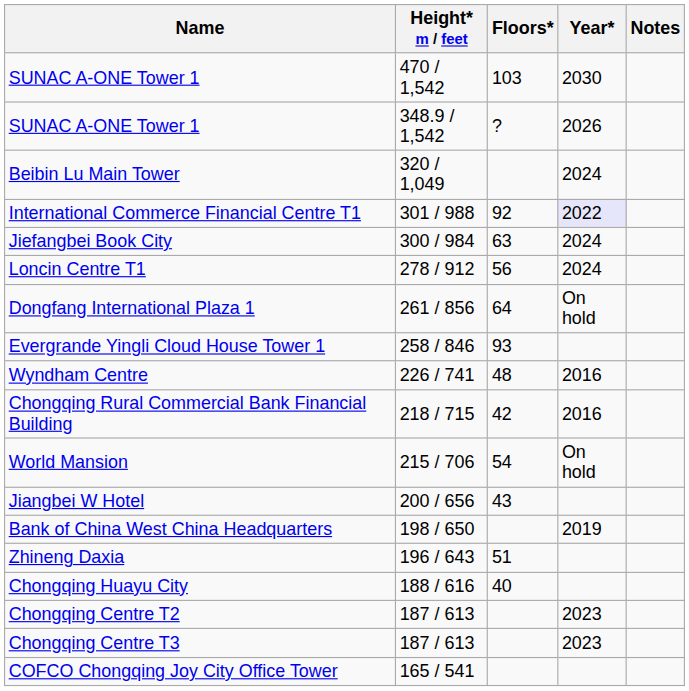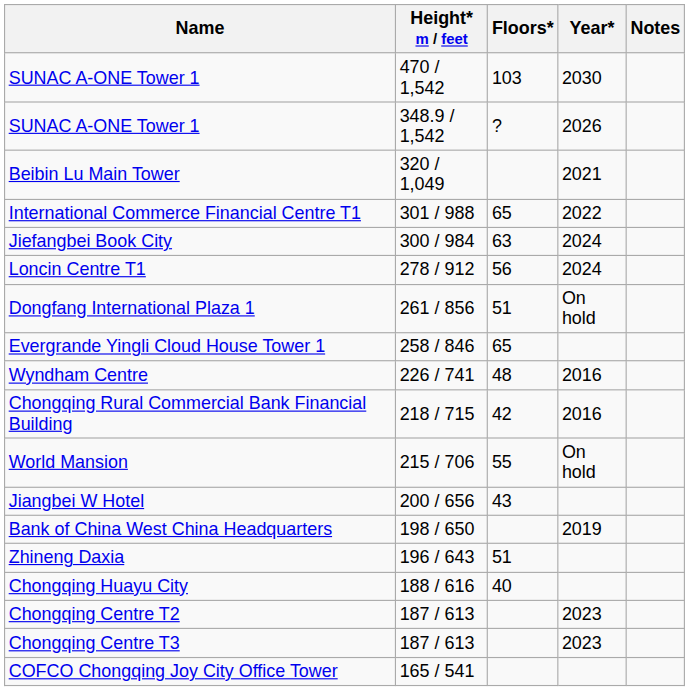(582, 174) 2024 -> (582, 174) 2021
(502, 213) 92 -> (502, 213) 65
(582, 213) lavender background -> (582, 213) no background
(502, 308) 64 -> (502, 308) 51
(502, 346) 93 -> (502, 346) 65
(502, 462) 54 -> (502, 462) 55
